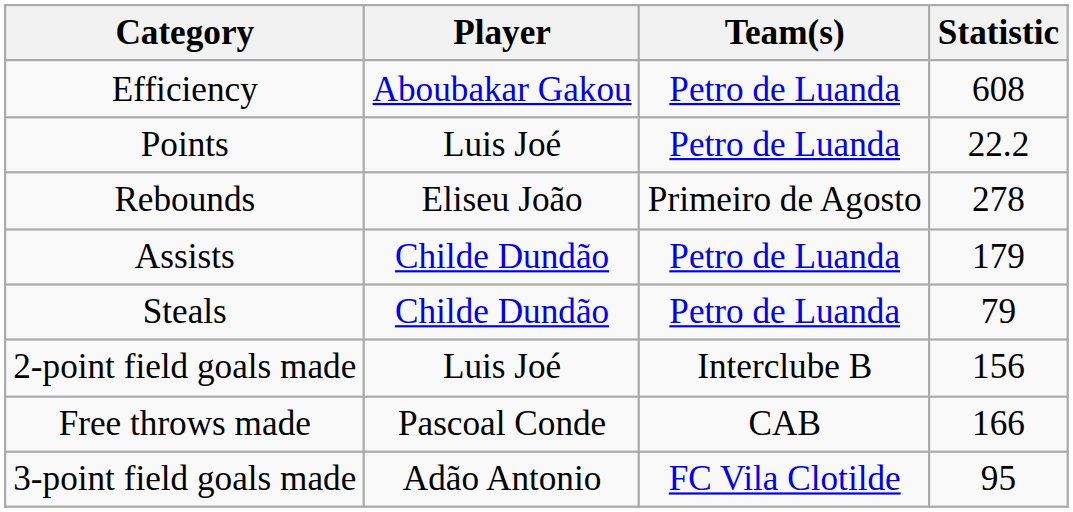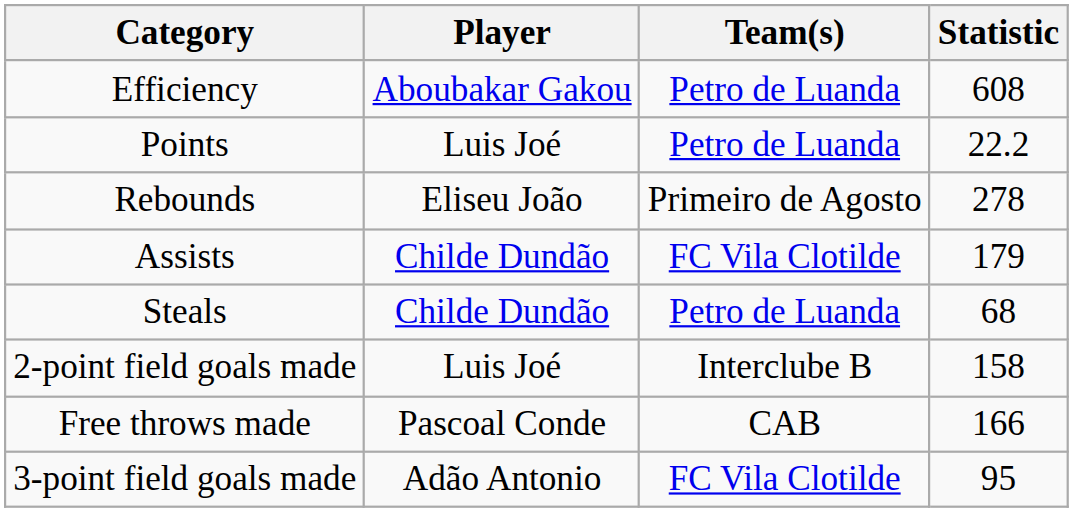(785, 255) Petro de Luanda -> (785, 255) FC Vila Clotilde
(998, 311) 79 -> (998, 311) 68
(998, 367) 156 -> (998, 367) 158
